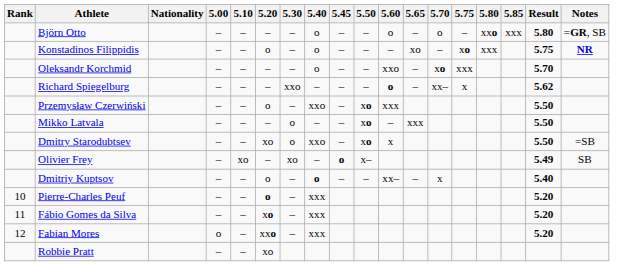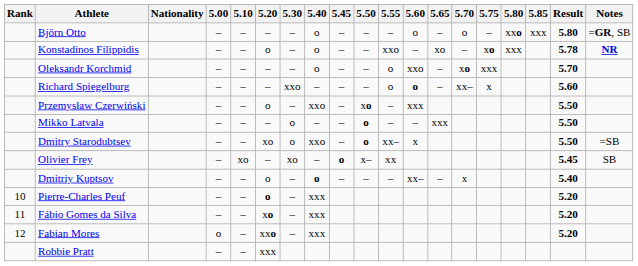+ column: (391, 14)
(544, 50) 5.75 -> (568, 50) 5.78
(544, 87) 5.62 -> (568, 87) 5.60
(366, 123) xo -> (366, 123) o
(366, 142) xo -> (366, 142) o
(544, 160) 5.49 -> (568, 160) 5.45
(268, 251) xo -> (268, 251) xxx
